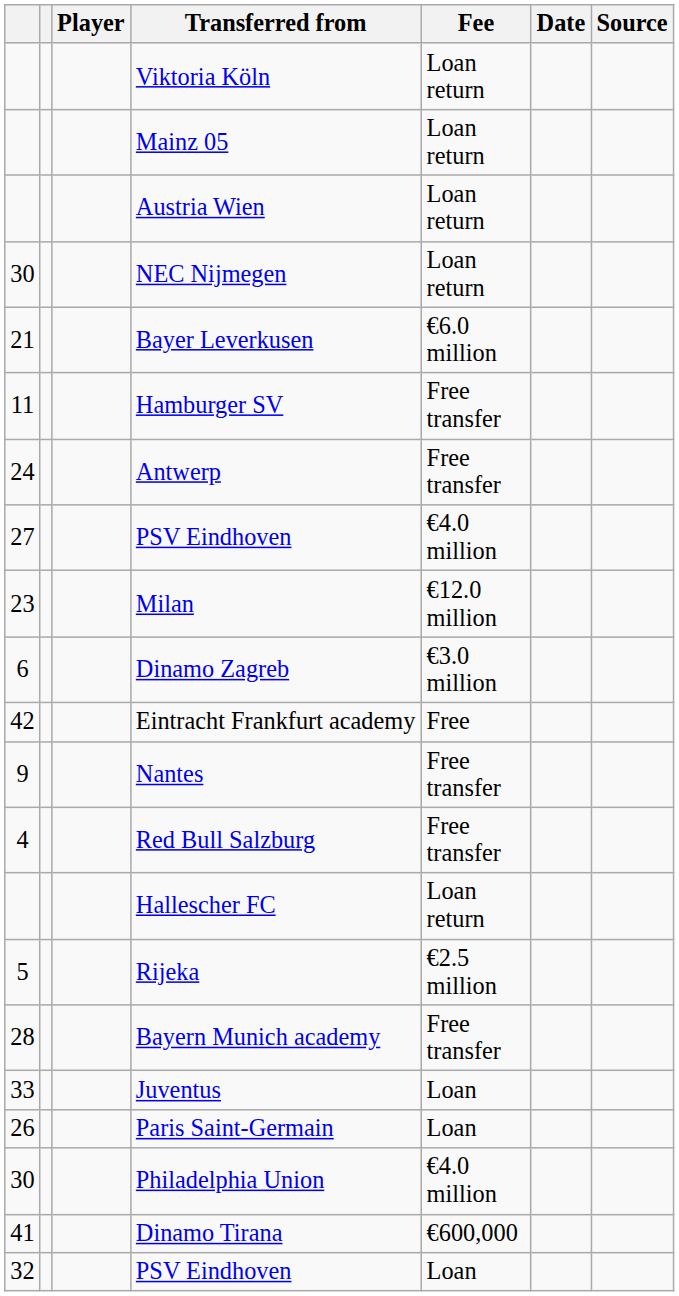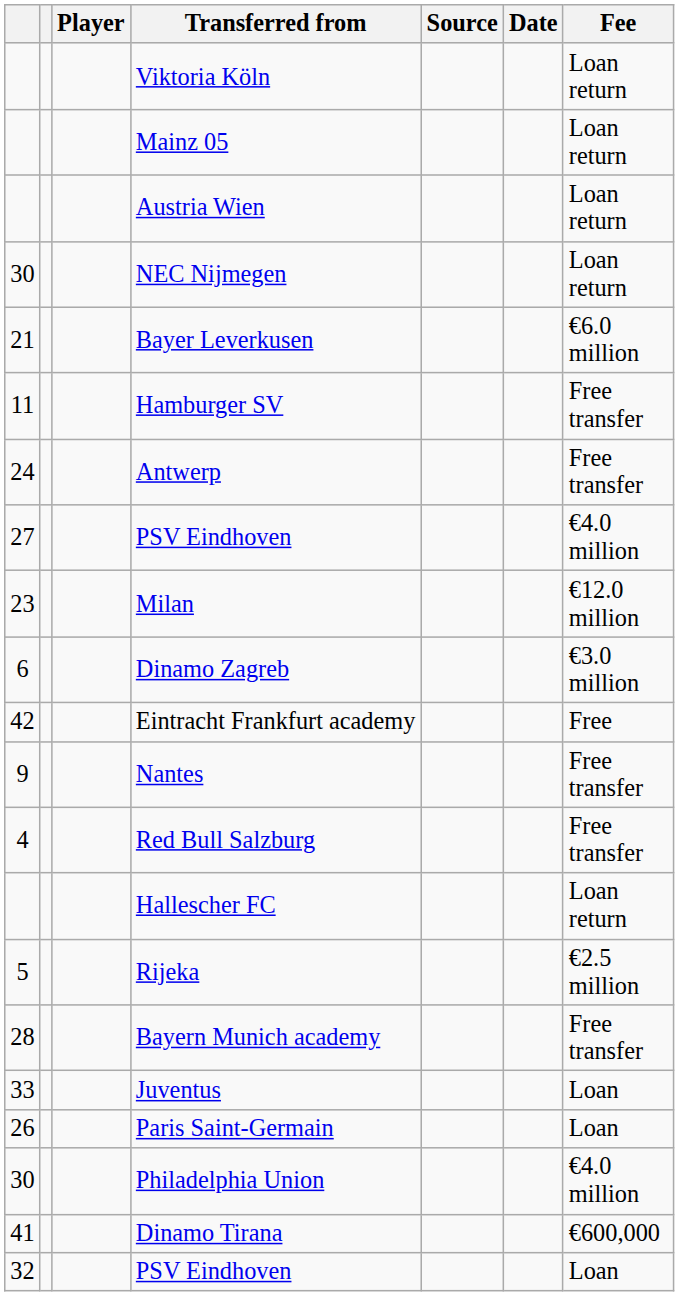columns swapped: (476, 23) <-> (632, 23)
